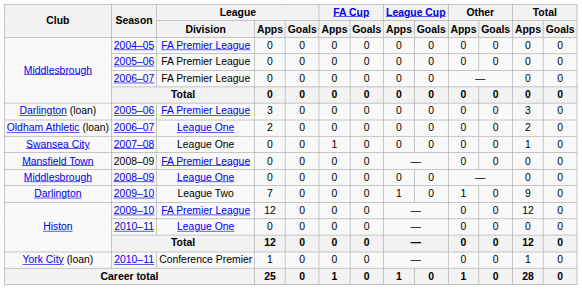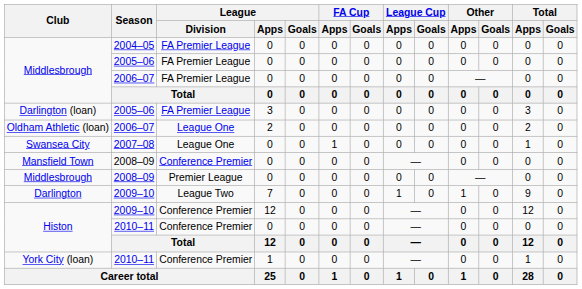(206, 161) FA Premier League -> (206, 161) Conference Premier
(206, 177) League One -> (206, 177) Premier League
(206, 210) FA Premier League -> (206, 210) Conference Premier
(206, 227) League One -> (206, 227) Conference Premier
